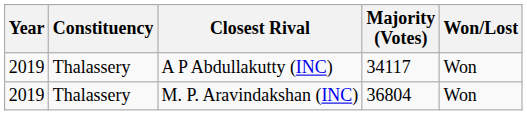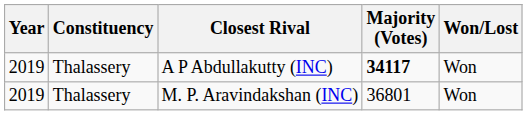(389, 67) normal -> (388, 67) bold
(389, 95) 36804 -> (389, 95) 36801
